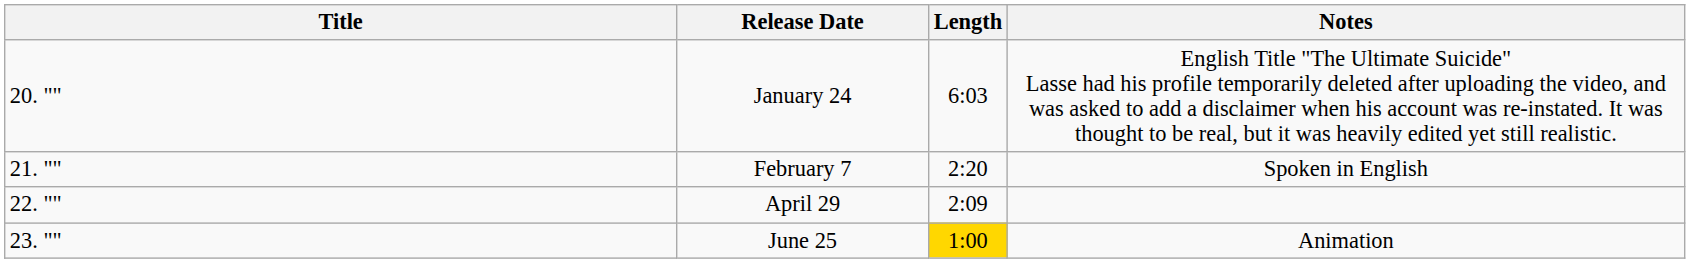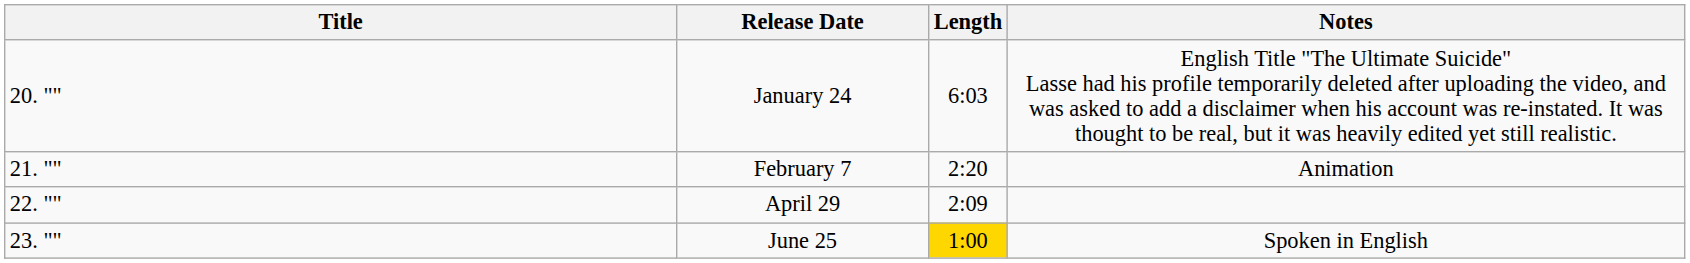(1346, 168) Spoken in English -> (1346, 168) Animation
(1346, 239) Animation -> (1346, 239) Spoken in English
